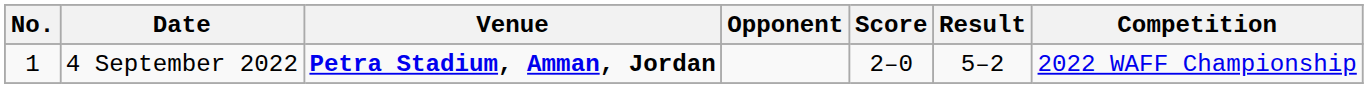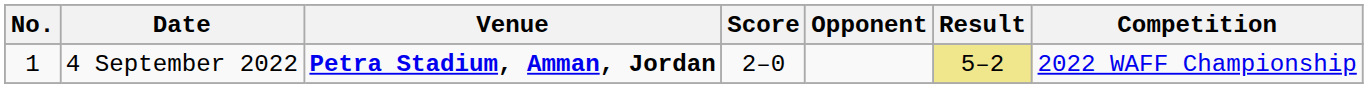columns swapped: (785, 25) <-> (891, 25)
(983, 64) no background -> (983, 64) khaki background
